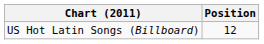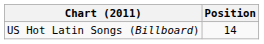(230, 30) 12 -> (230, 30) 14
